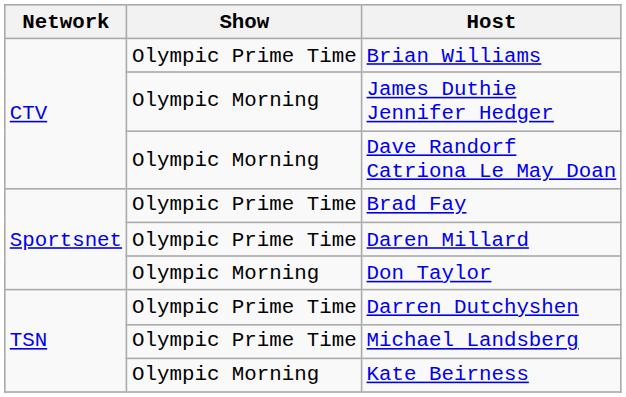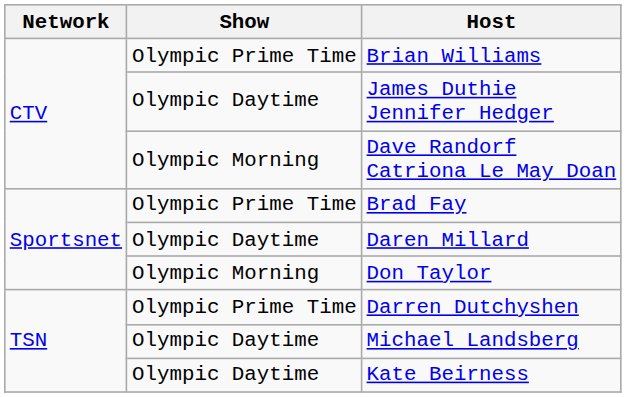(226, 102) Olympic Morning -> (226, 102) Olympic Daytime
(244, 239) Olympic Prime Time -> (226, 239) Olympic Daytime
(244, 341) Olympic Prime Time -> (226, 341) Olympic Daytime
(226, 375) Olympic Morning -> (226, 375) Olympic Daytime
